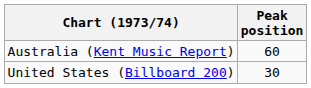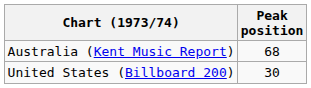(272, 51) 60 -> (272, 51) 68
